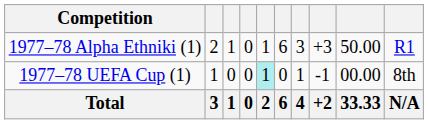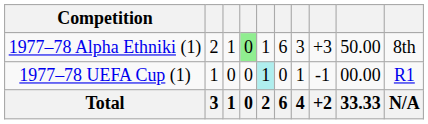(248, 47) no background -> (248, 47) lightgreen background
(404, 47) R1 -> (404, 47) 8th
(404, 75) 8th -> (404, 75) R1
